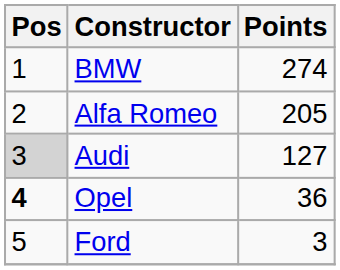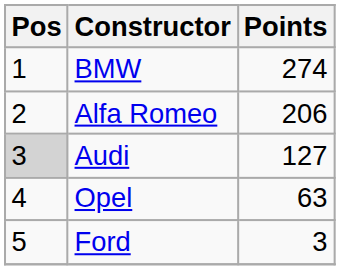(305, 112) 205 -> (305, 112) 206
(19, 199) bold -> (19, 199) normal
(312, 199) 36 -> (312, 199) 63
